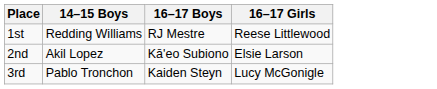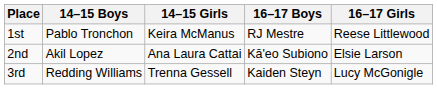+ column: (195, 14)
(94, 34) Redding Williams -> (89, 34) Pablo Tronchon
(89, 73) Pablo Tronchon -> (94, 73) Redding Williams
